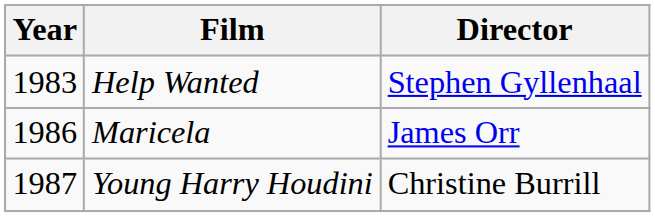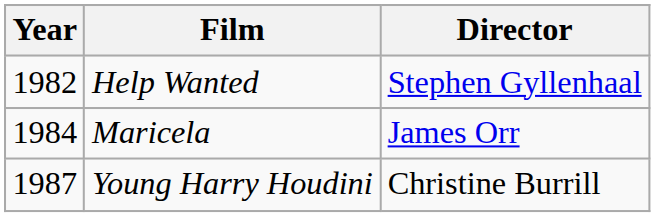(45, 81) 1983 -> (45, 81) 1982
(45, 132) 1986 -> (45, 132) 1984
